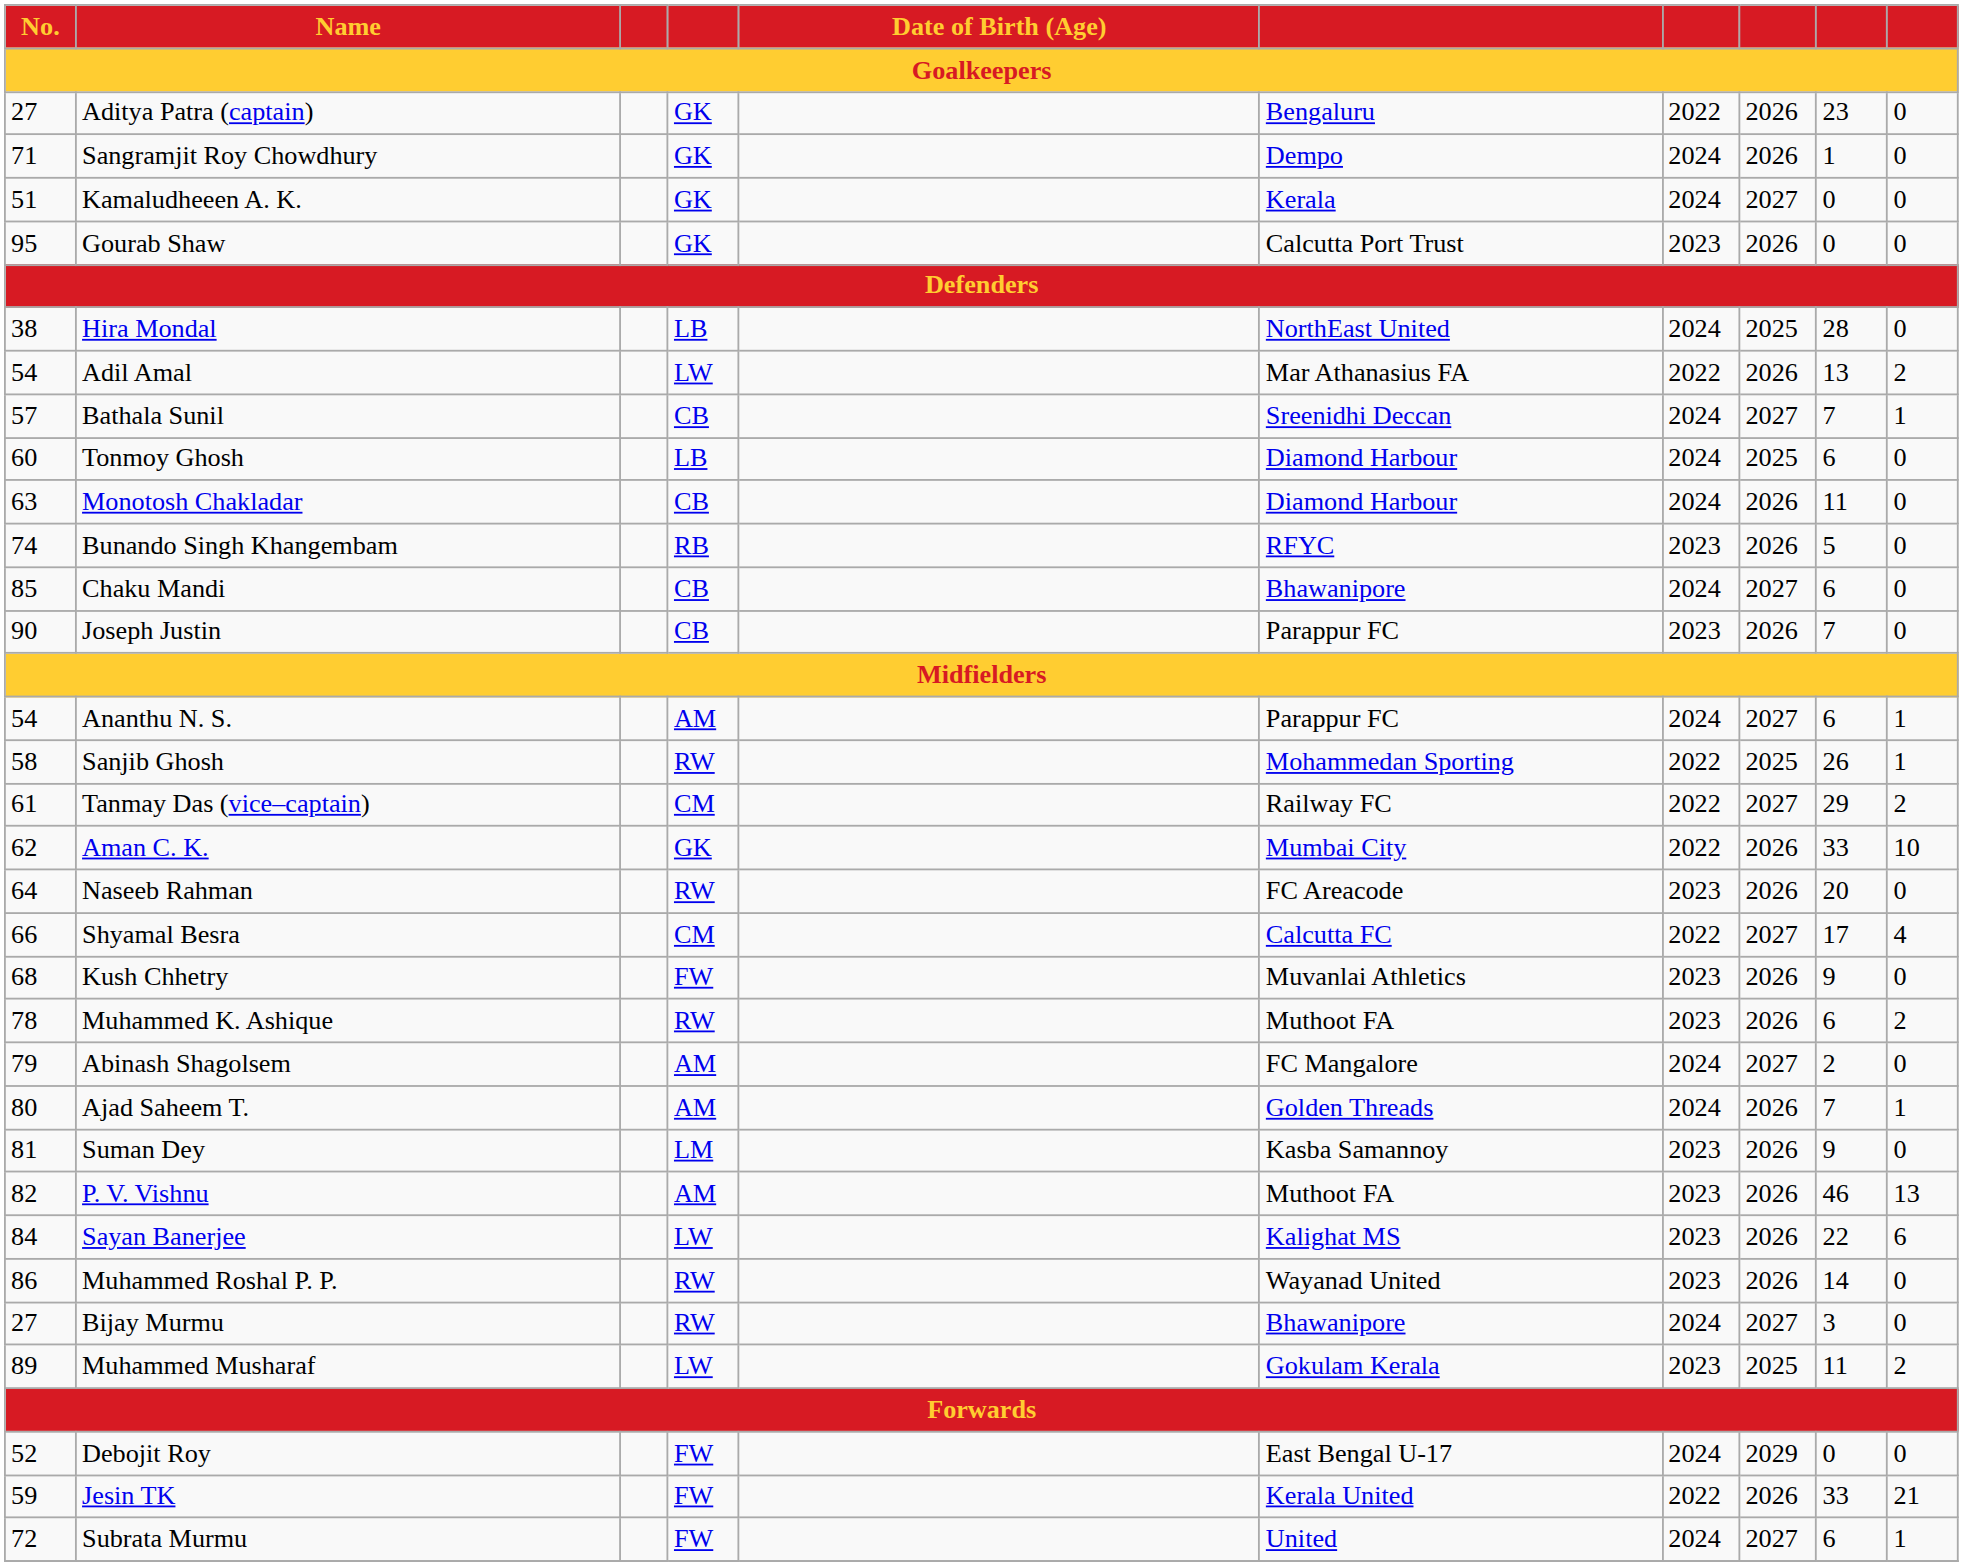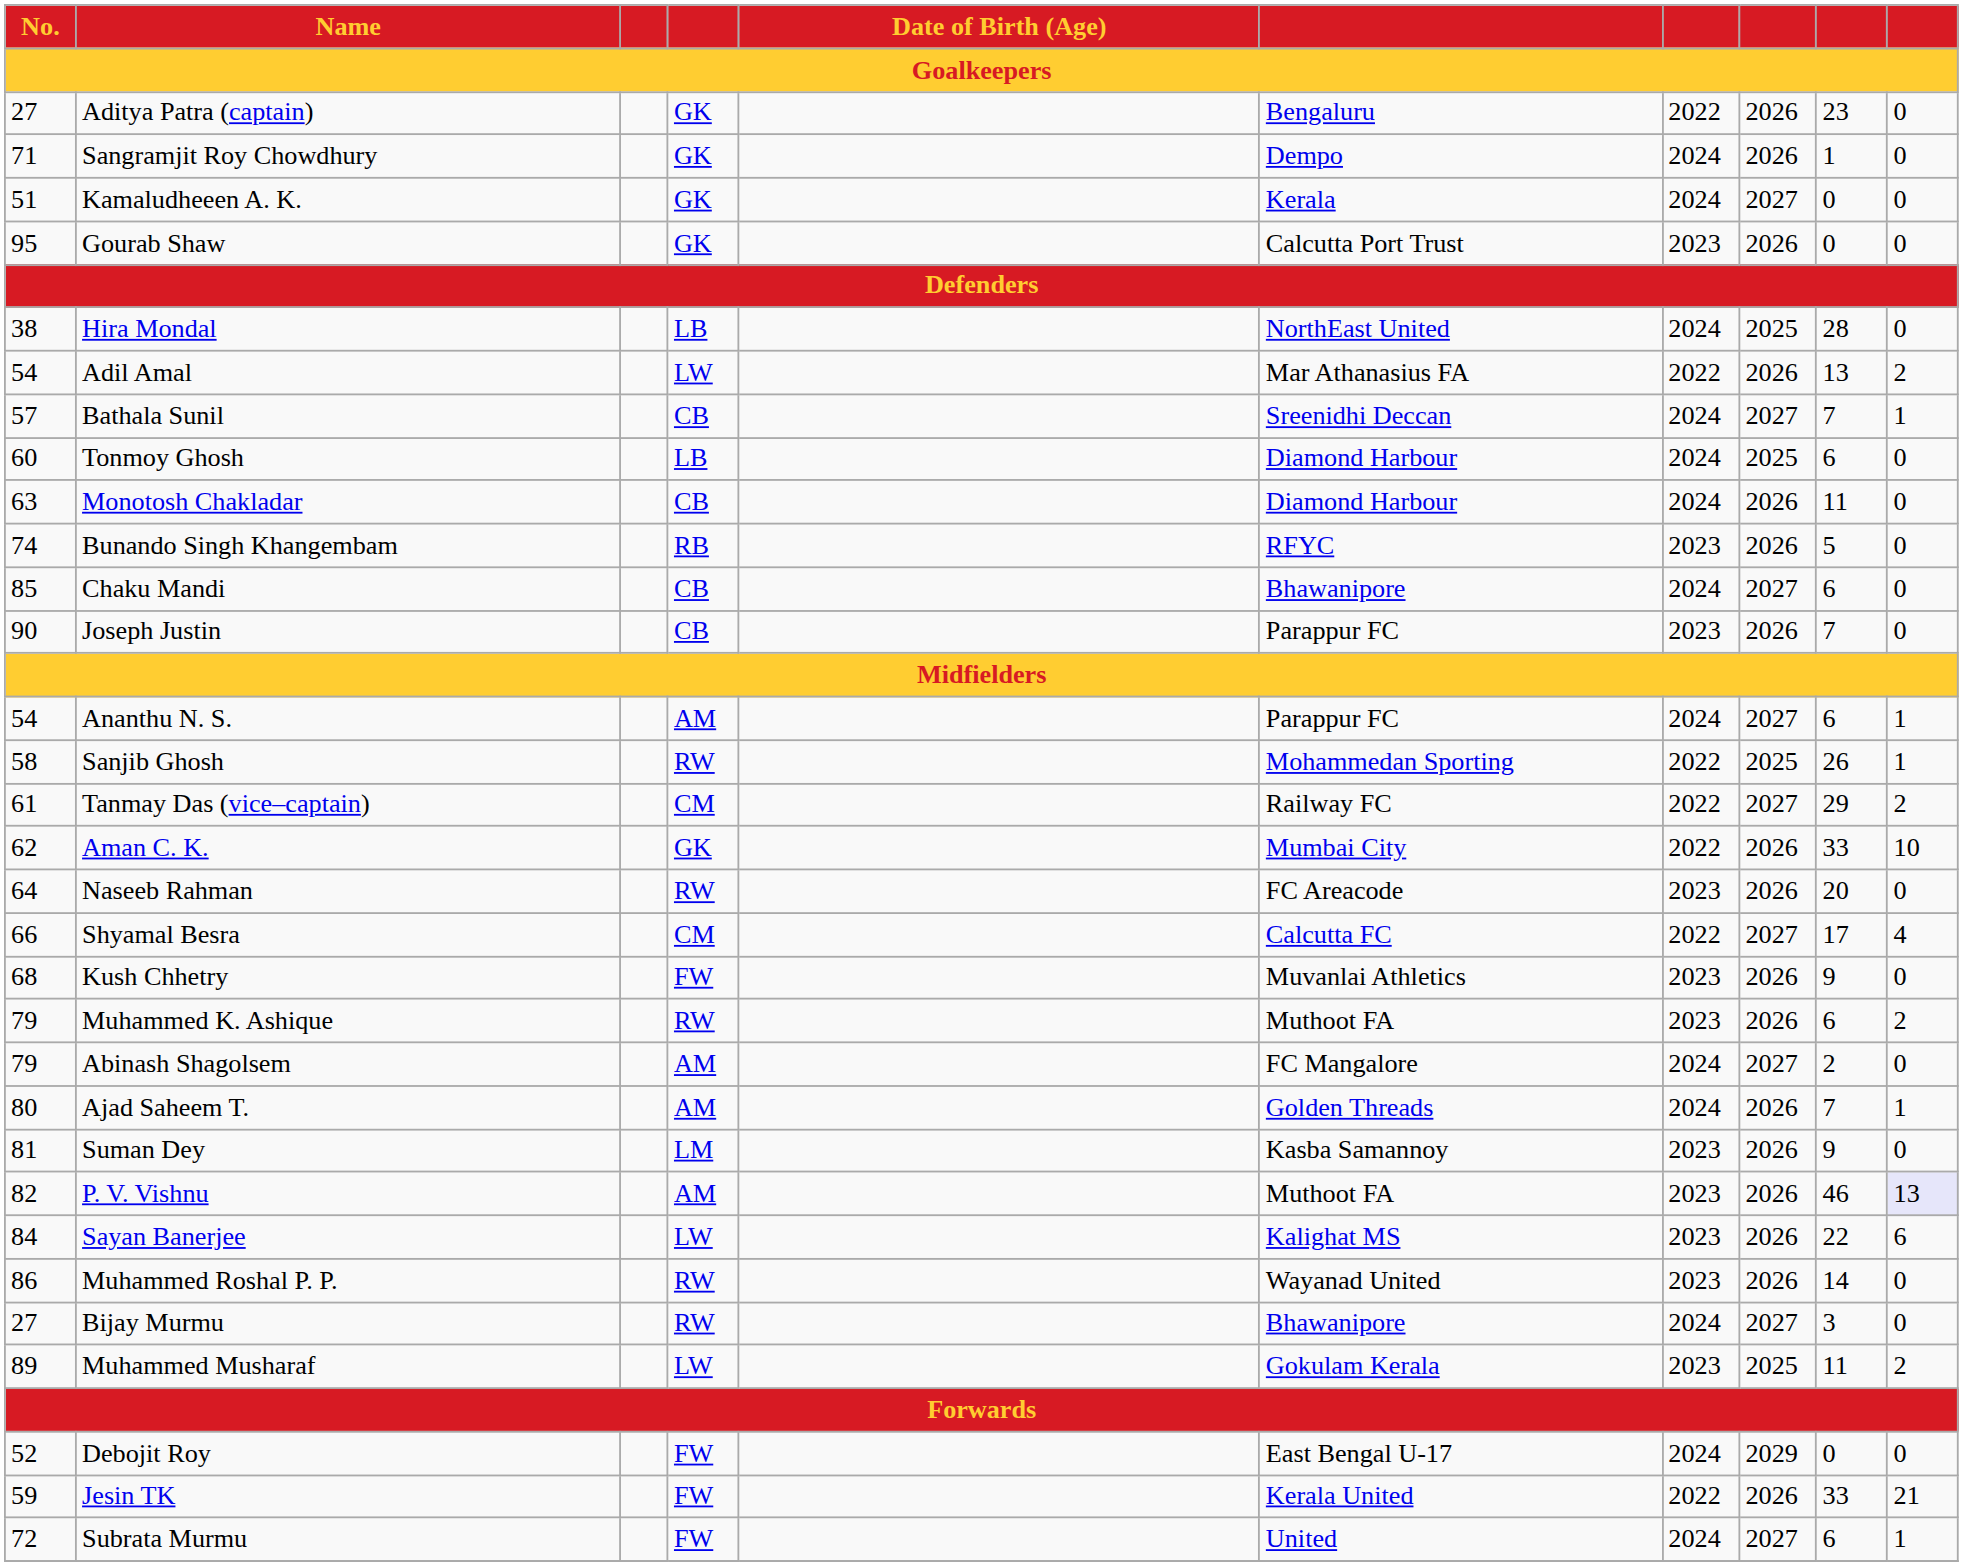(24, 1020) 78 -> (24, 1020) 79
(1907, 1193) no background -> (1907, 1193) lavender background
